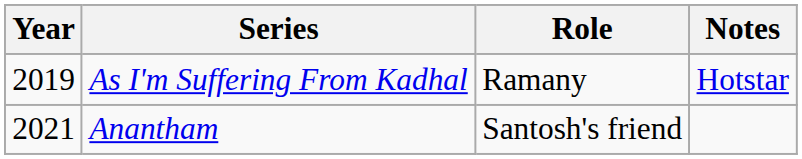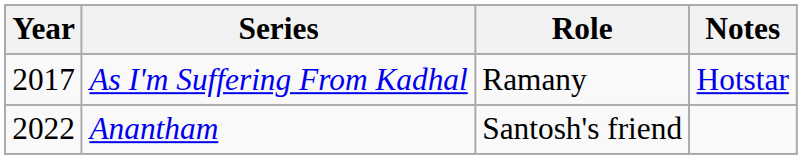(44, 79) 2019 -> (44, 79) 2017
(44, 128) 2021 -> (44, 128) 2022
